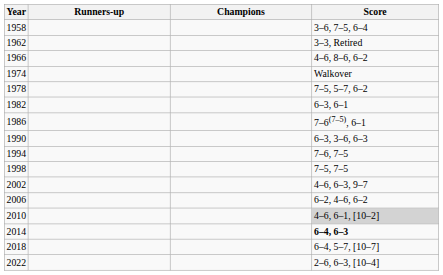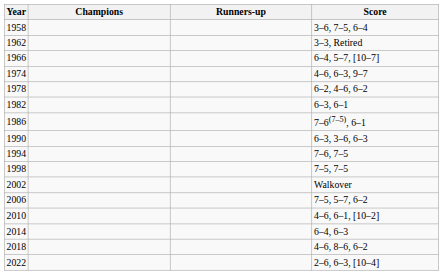columns swapped: (241, 12) <-> (99, 12)
(341, 58) 4–6, 8–6, 6–2 -> (347, 58) 6–4, 5–7, [10–7]
(333, 74) Walkover -> (341, 74) 4–6, 6–3, 9–7
(341, 89) 7–5, 5–7, 6–2 -> (341, 89) 6–2, 4–6, 6–2
(341, 185) 4–6, 6–3, 9–7 -> (333, 185) Walkover
(341, 200) 6–2, 4–6, 6–2 -> (341, 200) 7–5, 5–7, 6–2
(347, 216) lightgrey background -> (347, 216) no background
(331, 231) bold -> (331, 231) normal
(347, 247) 6–4, 5–7, [10–7] -> (341, 247) 4–6, 8–6, 6–2
